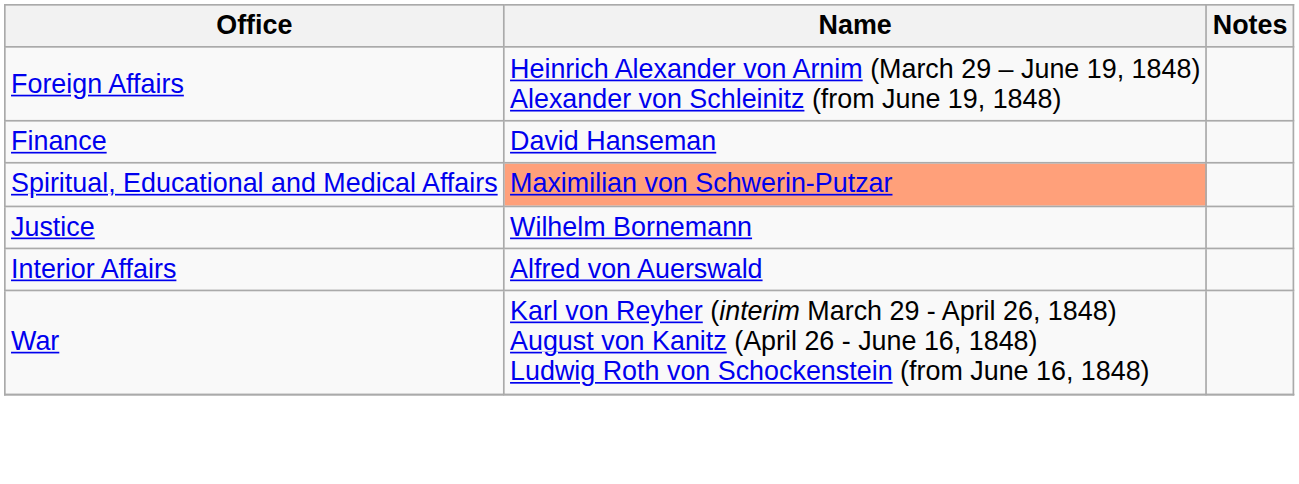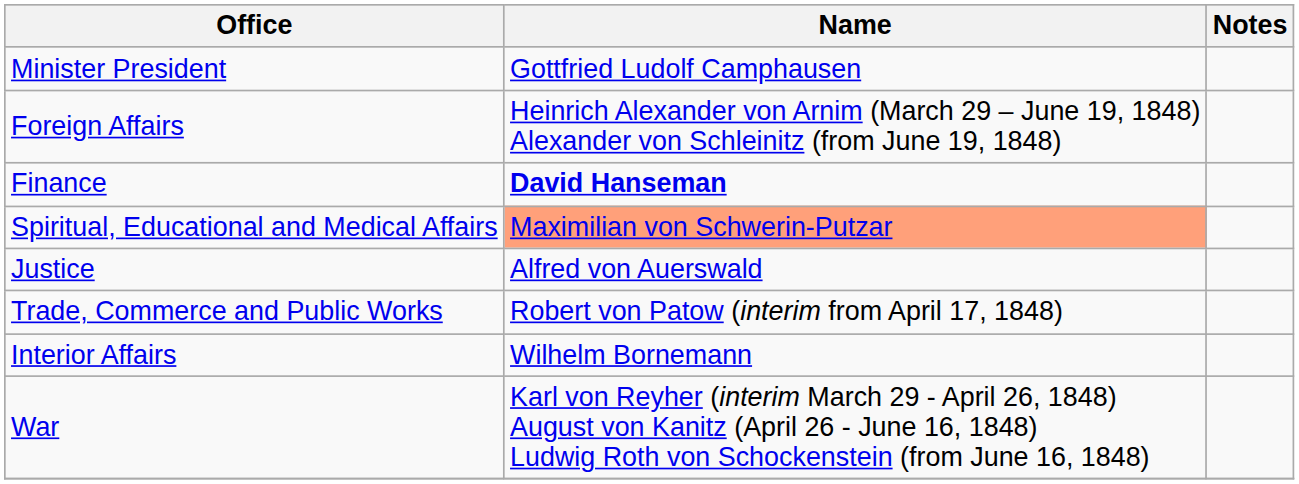+ row: (119, 68)
(613, 141) normal -> (618, 183) bold
(631, 226) Wilhelm Bornemann -> (636, 269) Alfred von Auerswald
+ row: (227, 311)
(636, 269) Alfred von Auerswald -> (631, 354) Wilhelm Bornemann
